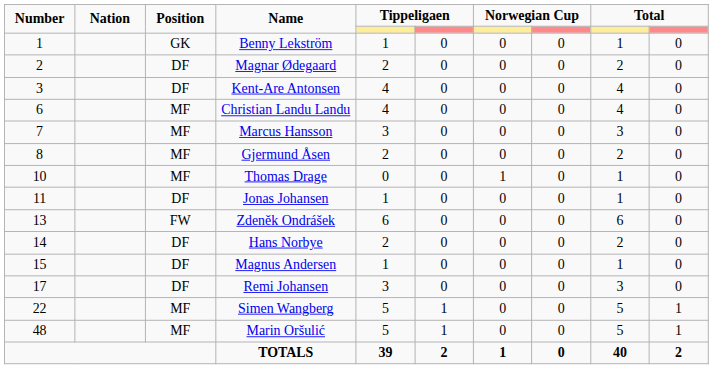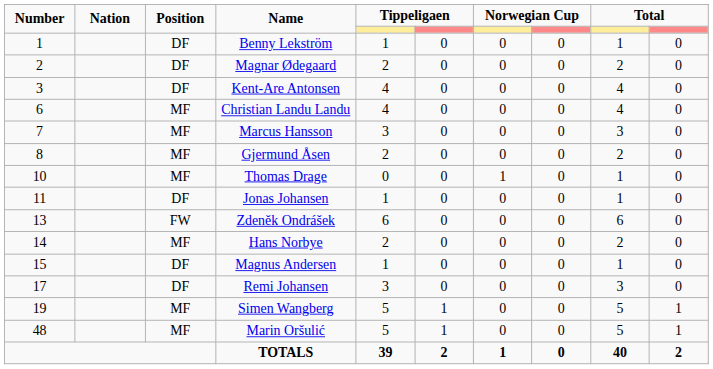(180, 44) GK -> (180, 44) DF
(180, 242) DF -> (180, 242) MF
(40, 308) 22 -> (40, 308) 19
